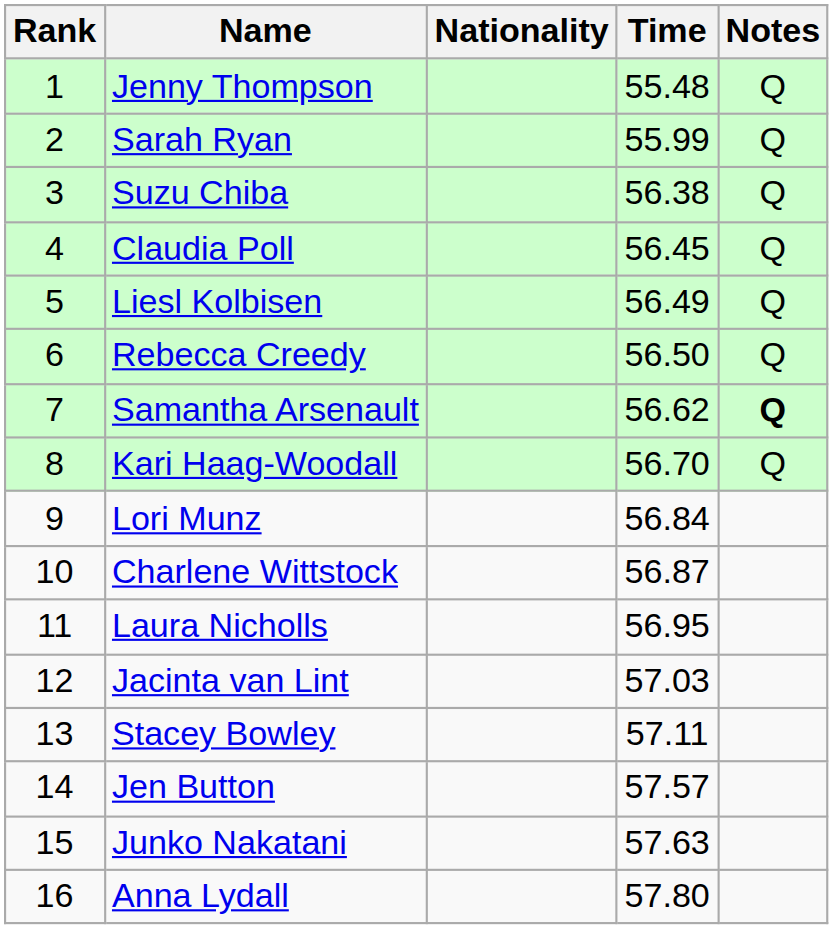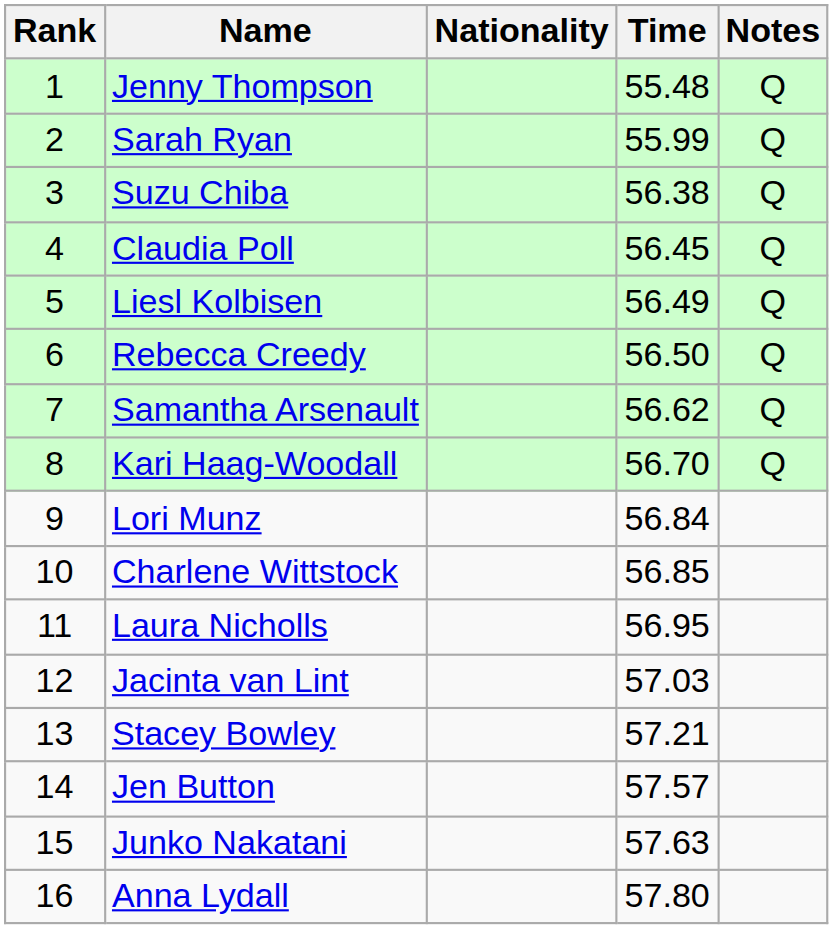(773, 409) bold -> (773, 409) normal
(667, 572) 56.87 -> (667, 572) 56.85
(667, 734) 57.11 -> (667, 734) 57.21
